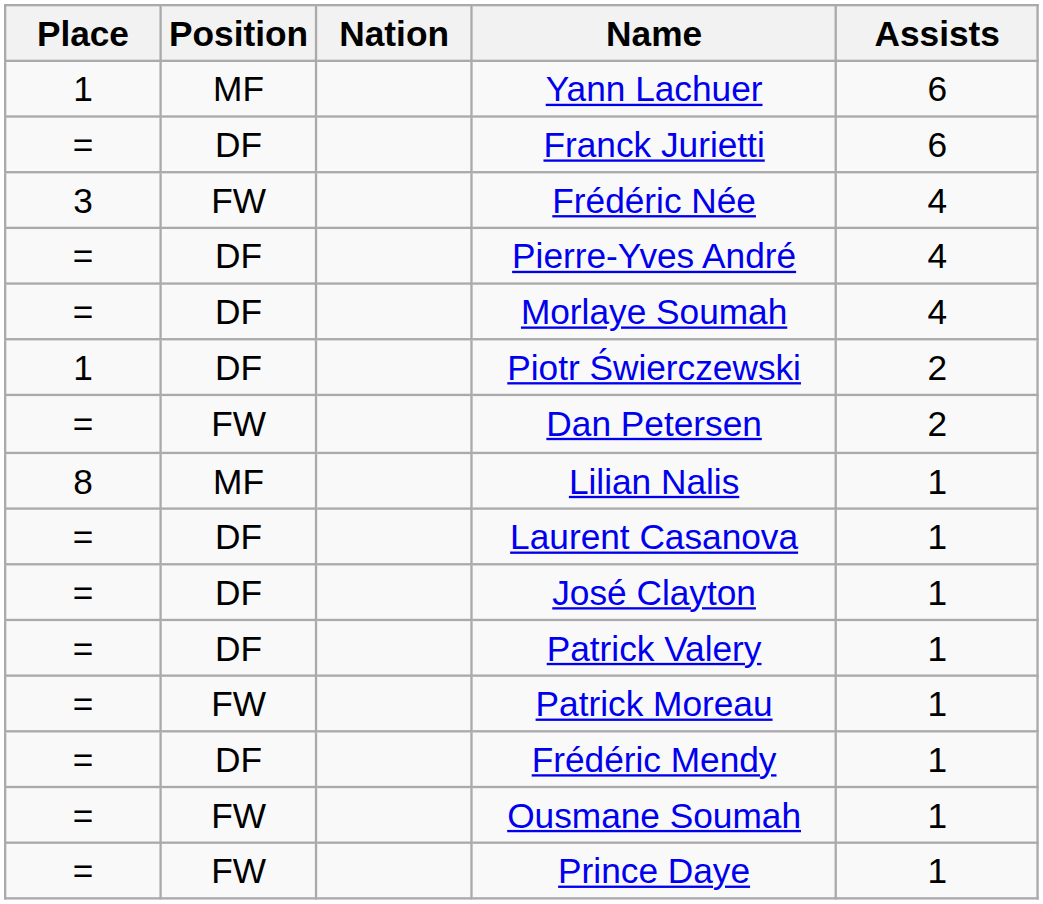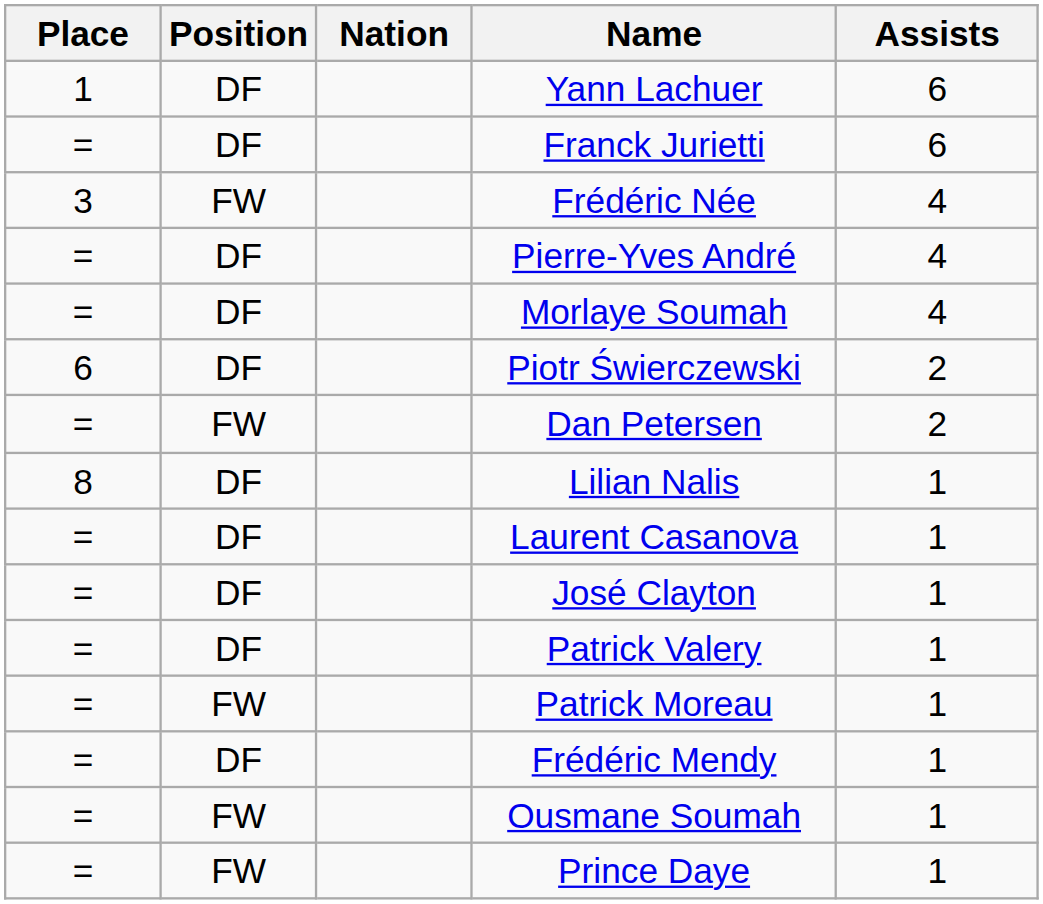(239, 89) MF -> (239, 89) DF
(83, 368) 1 -> (83, 368) 6
(239, 480) MF -> (239, 480) DF
